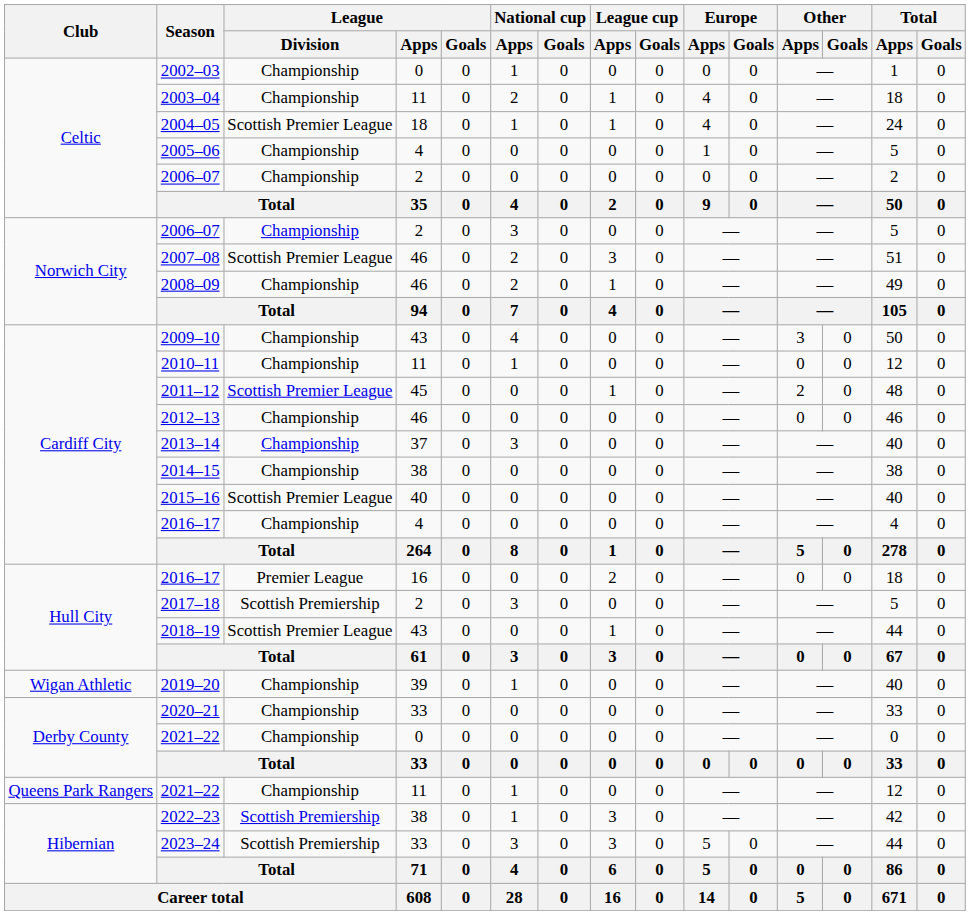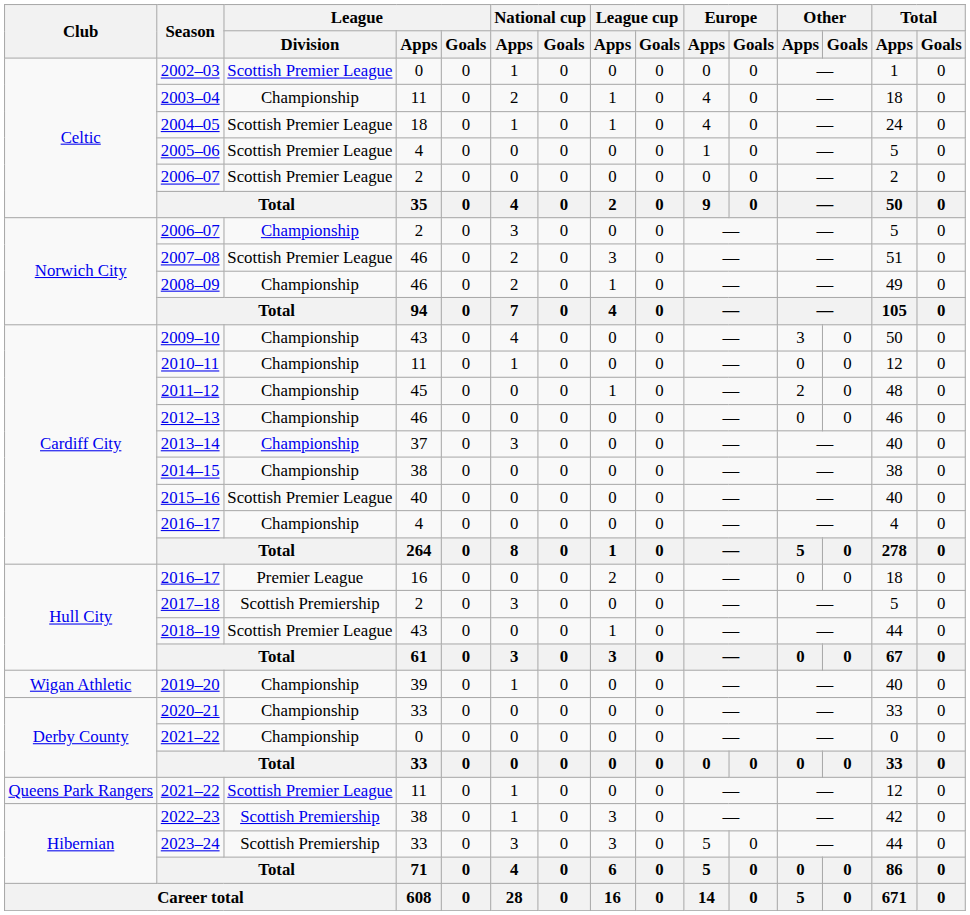(310, 71) Championship -> (310, 71) Scottish Premier League
(310, 151) Championship -> (310, 151) Scottish Premier League
(310, 177) Championship -> (310, 177) Scottish Premier League
(310, 390) Scottish Premier League -> (310, 390) Championship
(310, 790) Championship -> (310, 790) Scottish Premier League
